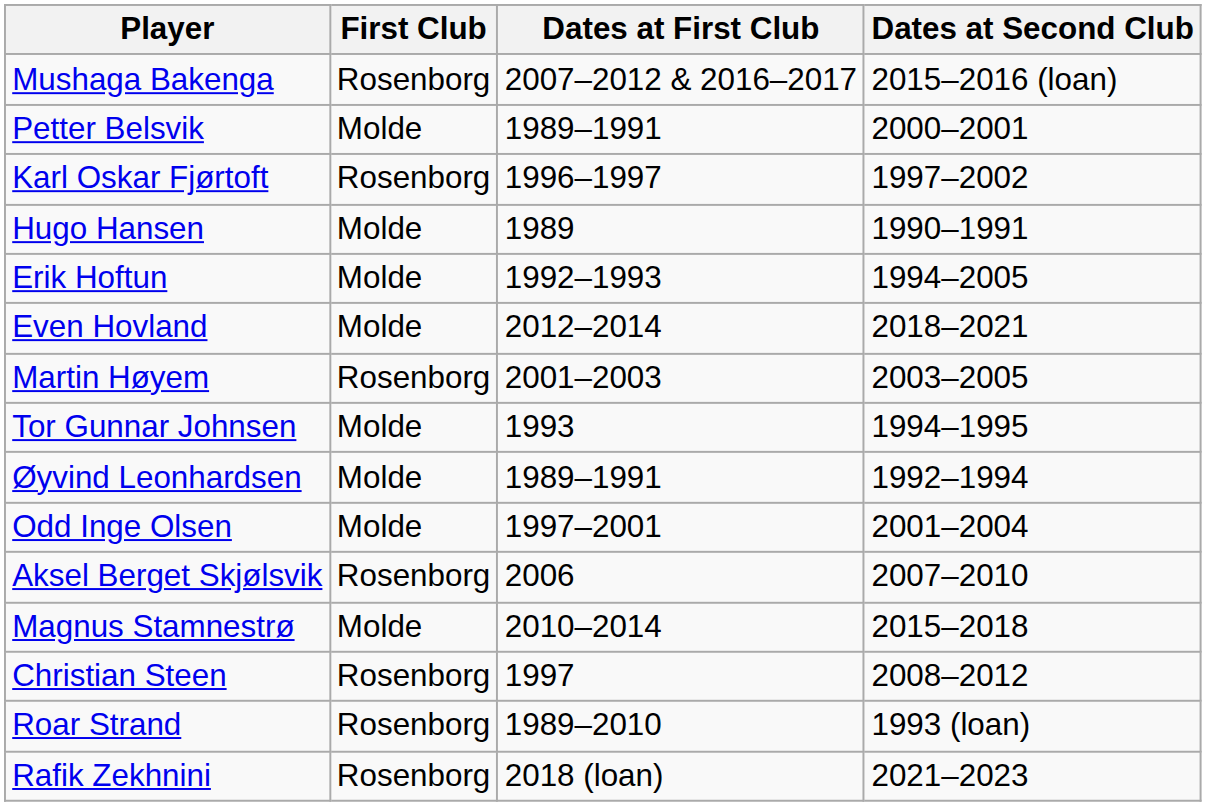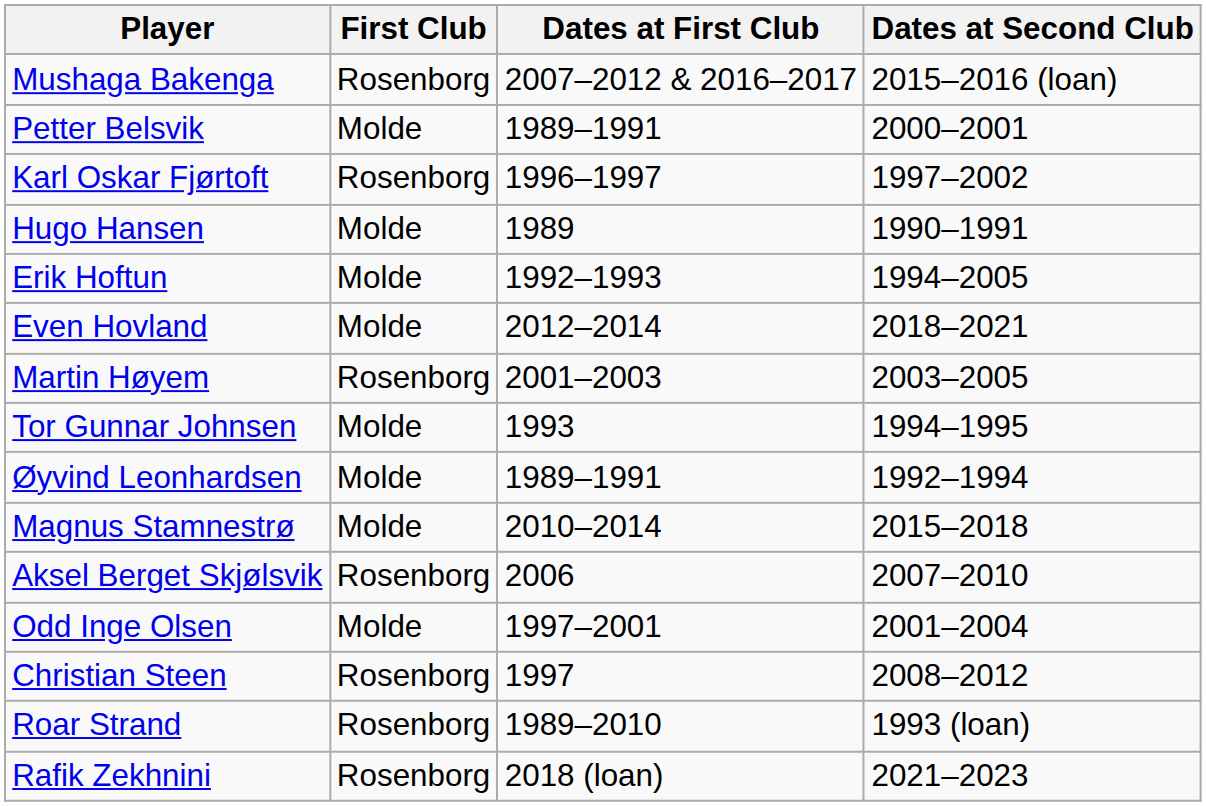rows swapped: (122, 526) <-> (153, 626)
